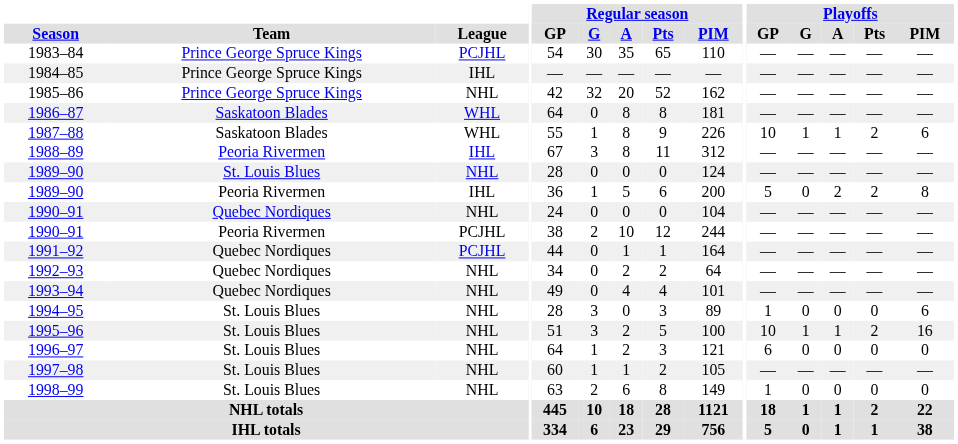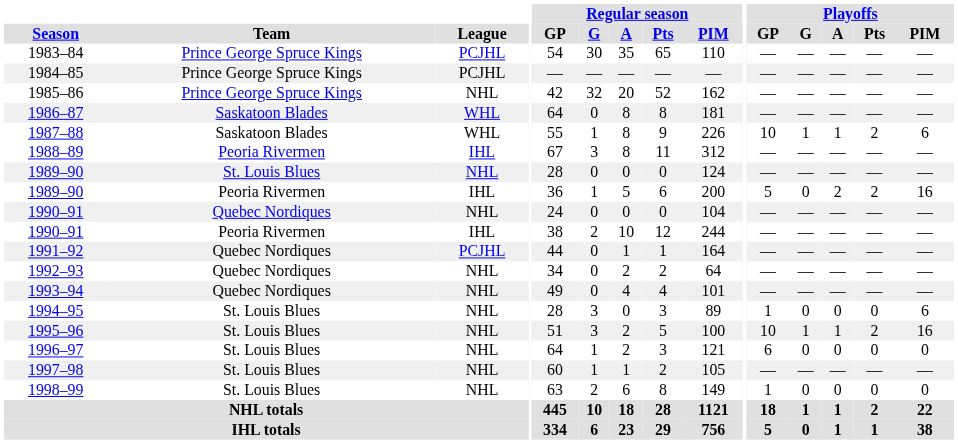(482, 73) IHL -> (482, 73) PCJHL
(925, 192) 8 -> (925, 192) 16
(482, 231) PCJHL -> (482, 231) IHL
